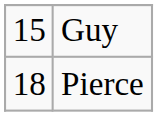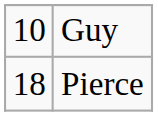(29, 30) 15 -> (29, 30) 10
